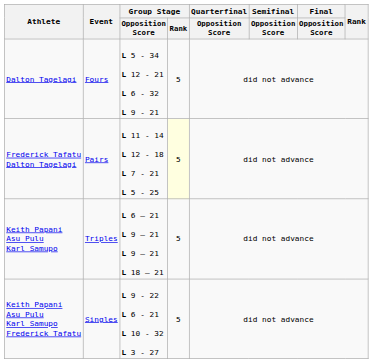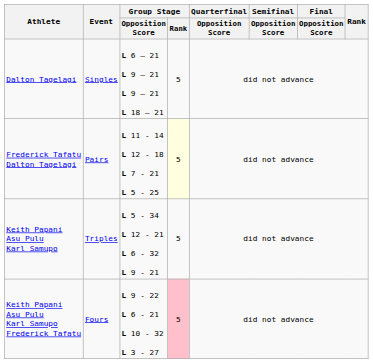(97, 79) Fours -> (101, 79) Singles
(143, 84) L 5 - 34 L 12 - 21 L 6 - 32 L 9 - 21 -> (143, 84) L 6 – 21 L 9 – 21 L 9 – 21 L 18 – 21
(143, 244) L 6 – 21 L 9 – 21 L 9 – 21 L 18 – 21 -> (143, 244) L 5 - 34 L 12 - 21 L 6 - 32 L 9 - 21
(101, 319) Singles -> (97, 319) Fours
(178, 319) no background -> (178, 319) pink background
